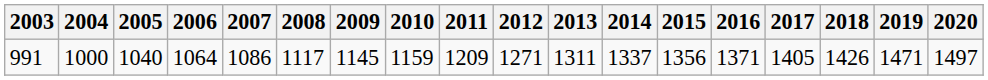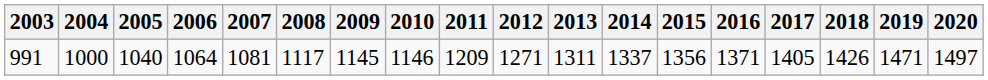(249, 57) 1086 -> (249, 57) 1081
(412, 57) 1159 -> (412, 57) 1146
